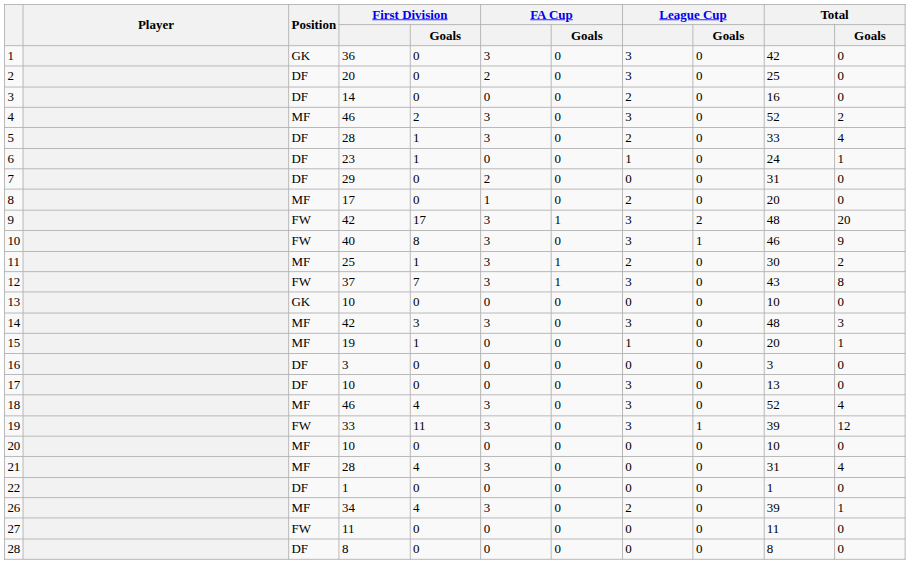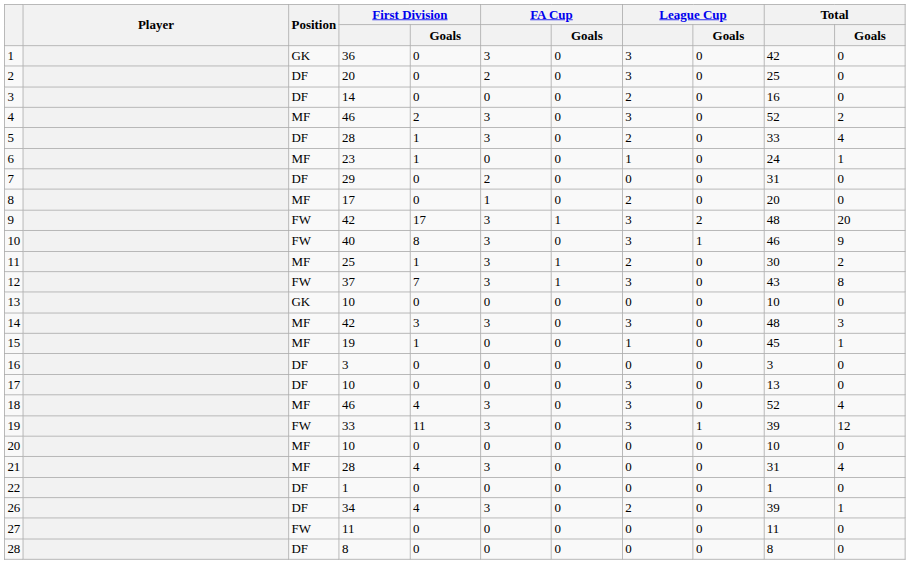(300, 158) DF -> (301, 158) MF
(773, 343) 20 -> (773, 343) 45
(301, 508) MF -> (300, 508) DF
